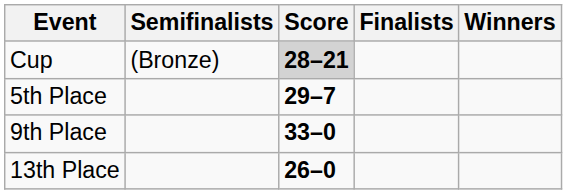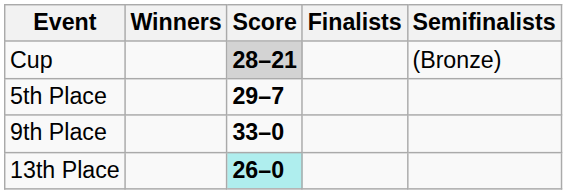columns swapped: (510, 22) <-> (202, 22)
(310, 170) no background -> (258, 170) paleturquoise background
